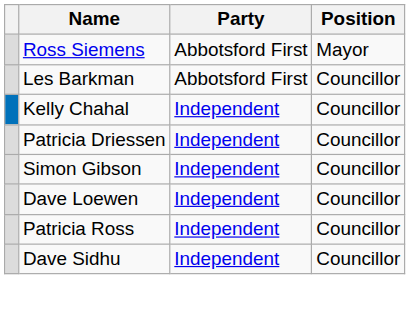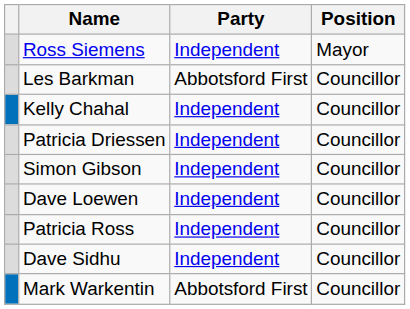(241, 49) Abbotsford First -> (227, 49) Independent
+ row: (89, 288)
